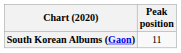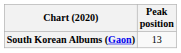(157, 39) 11 -> (157, 39) 13
